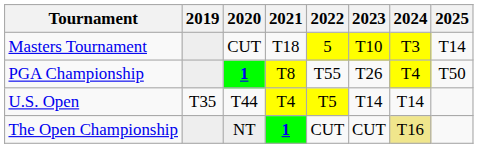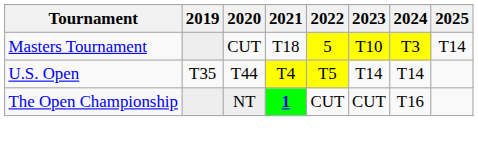- row: (76, 74)
(410, 129) khaki background -> (410, 102) no background
